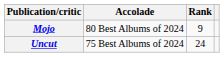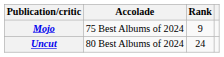(135, 28) 80 Best Albums of 2024 -> (135, 28) 75 Best Albums of 2024
(135, 44) 75 Best Albums of 2024 -> (135, 44) 80 Best Albums of 2024
